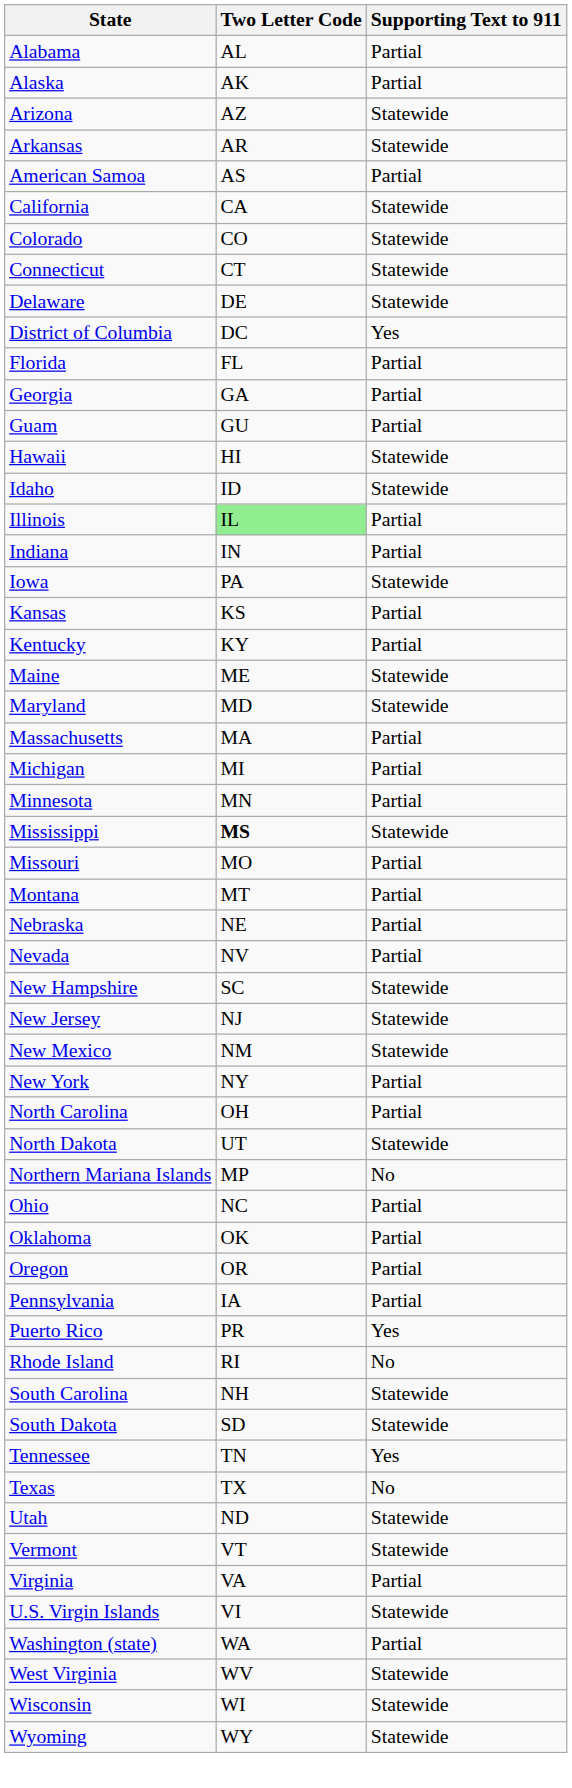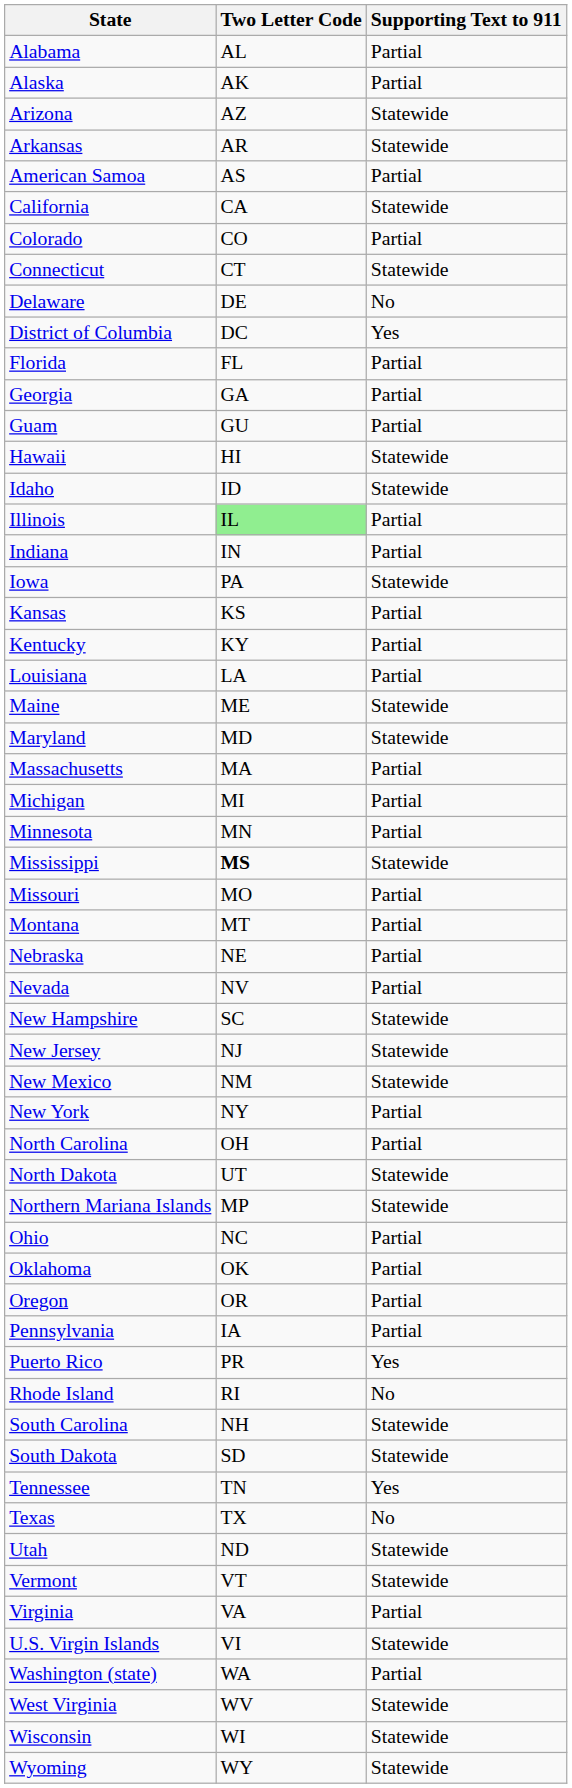(410, 238) Statewide -> (397, 238) Partial
(410, 301) Statewide -> (383, 301) No
+ row: (48, 675)
(383, 1174) No -> (410, 1206) Statewide
